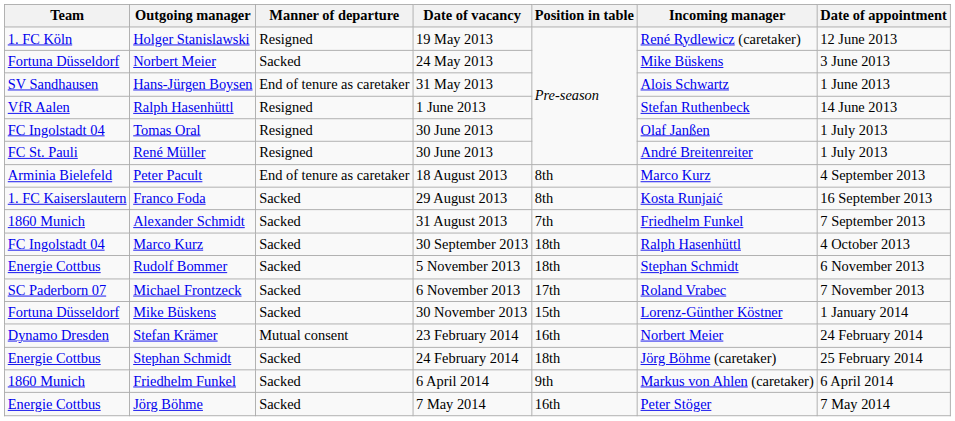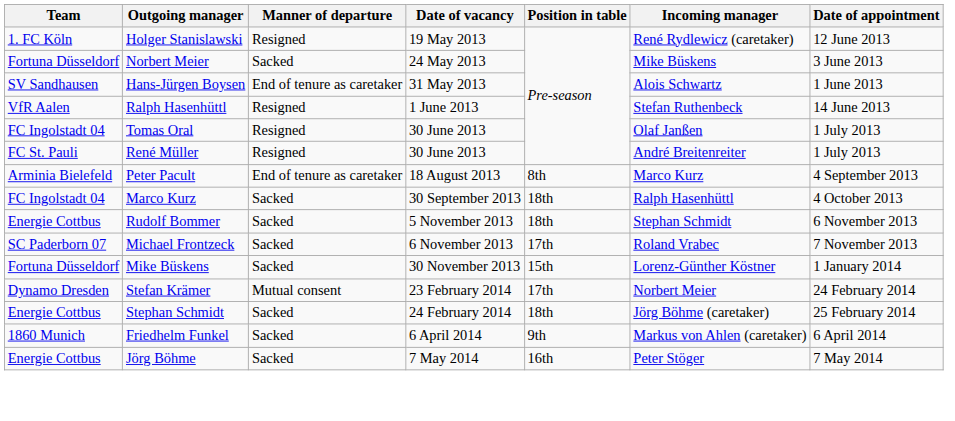- row: (169, 198)
- row: (189, 221)
(548, 335) 16th -> (540, 289) 17th
